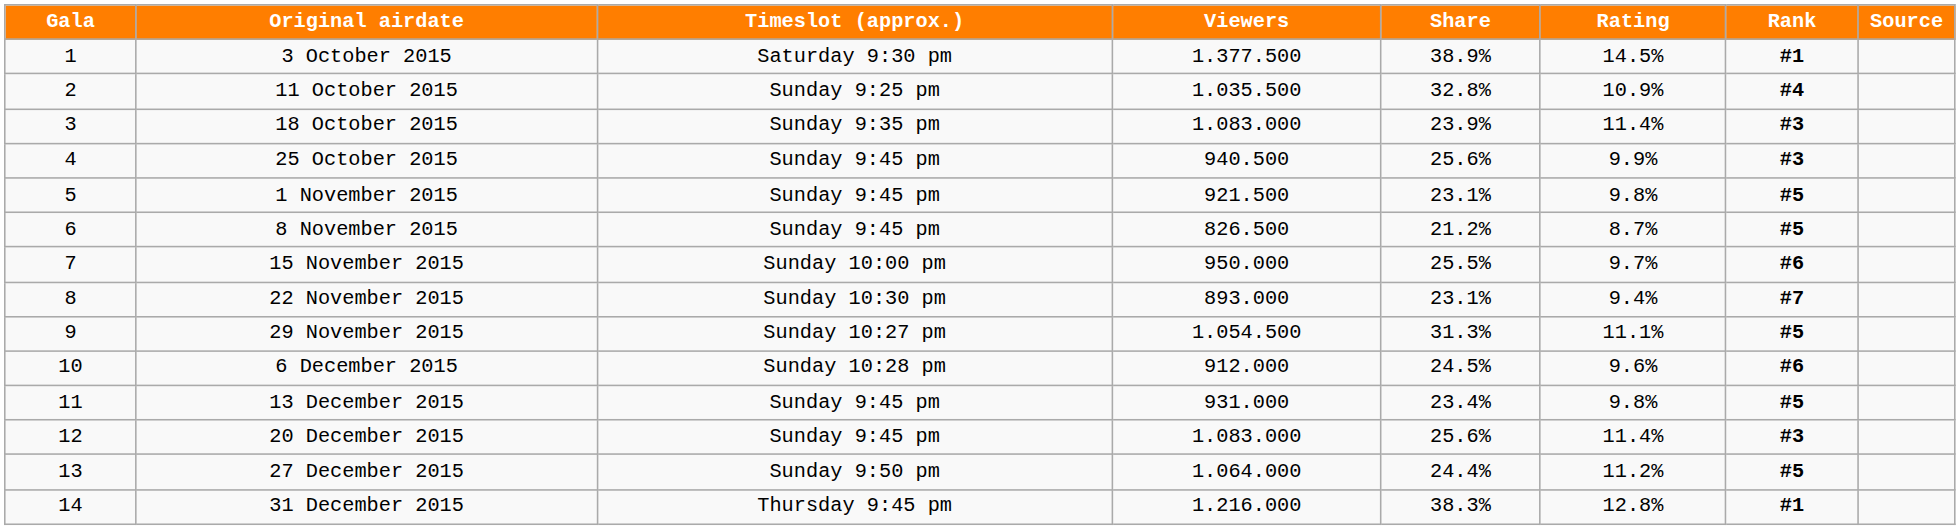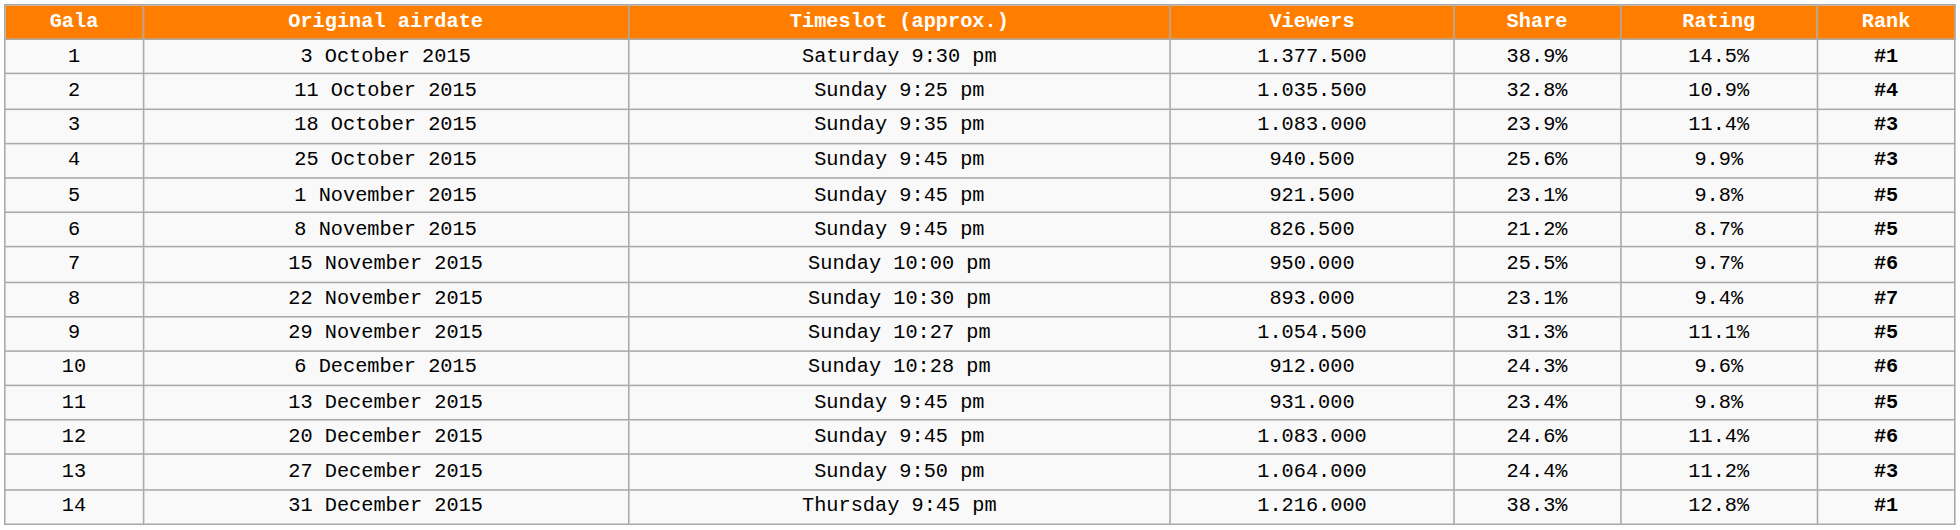- column: (1907, 21)
(1460, 367) 24.5% -> (1537, 367) 24.3%
(1460, 437) 25.6% -> (1537, 437) 24.6%
(1792, 437) #3 -> (1886, 437) #6
(1792, 471) #5 -> (1886, 471) #3
